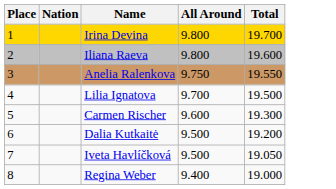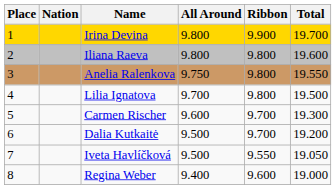+ column: (267, 14)
